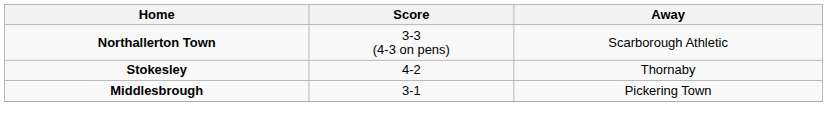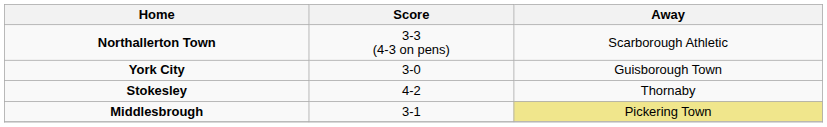+ row: (157, 70)
(668, 91) no background -> (668, 111) khaki background
